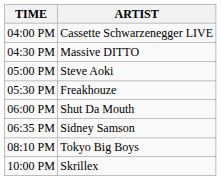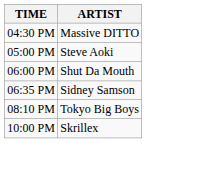- row: (31, 33)
- row: (31, 90)
